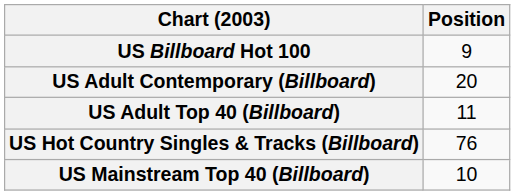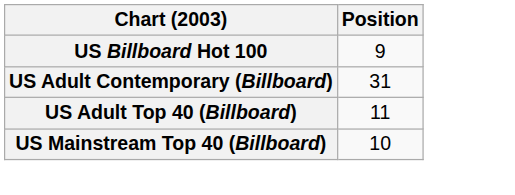(467, 81) 20 -> (380, 81) 31
- row: (214, 143)
